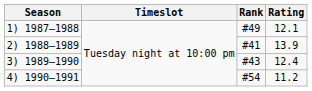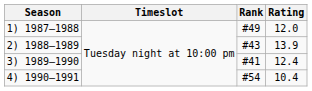(286, 29) 12.1 -> (286, 29) 12.0
(251, 45) #41 -> (251, 45) #43
(251, 61) #43 -> (251, 61) #41
(286, 78) 11.2 -> (286, 78) 10.4
